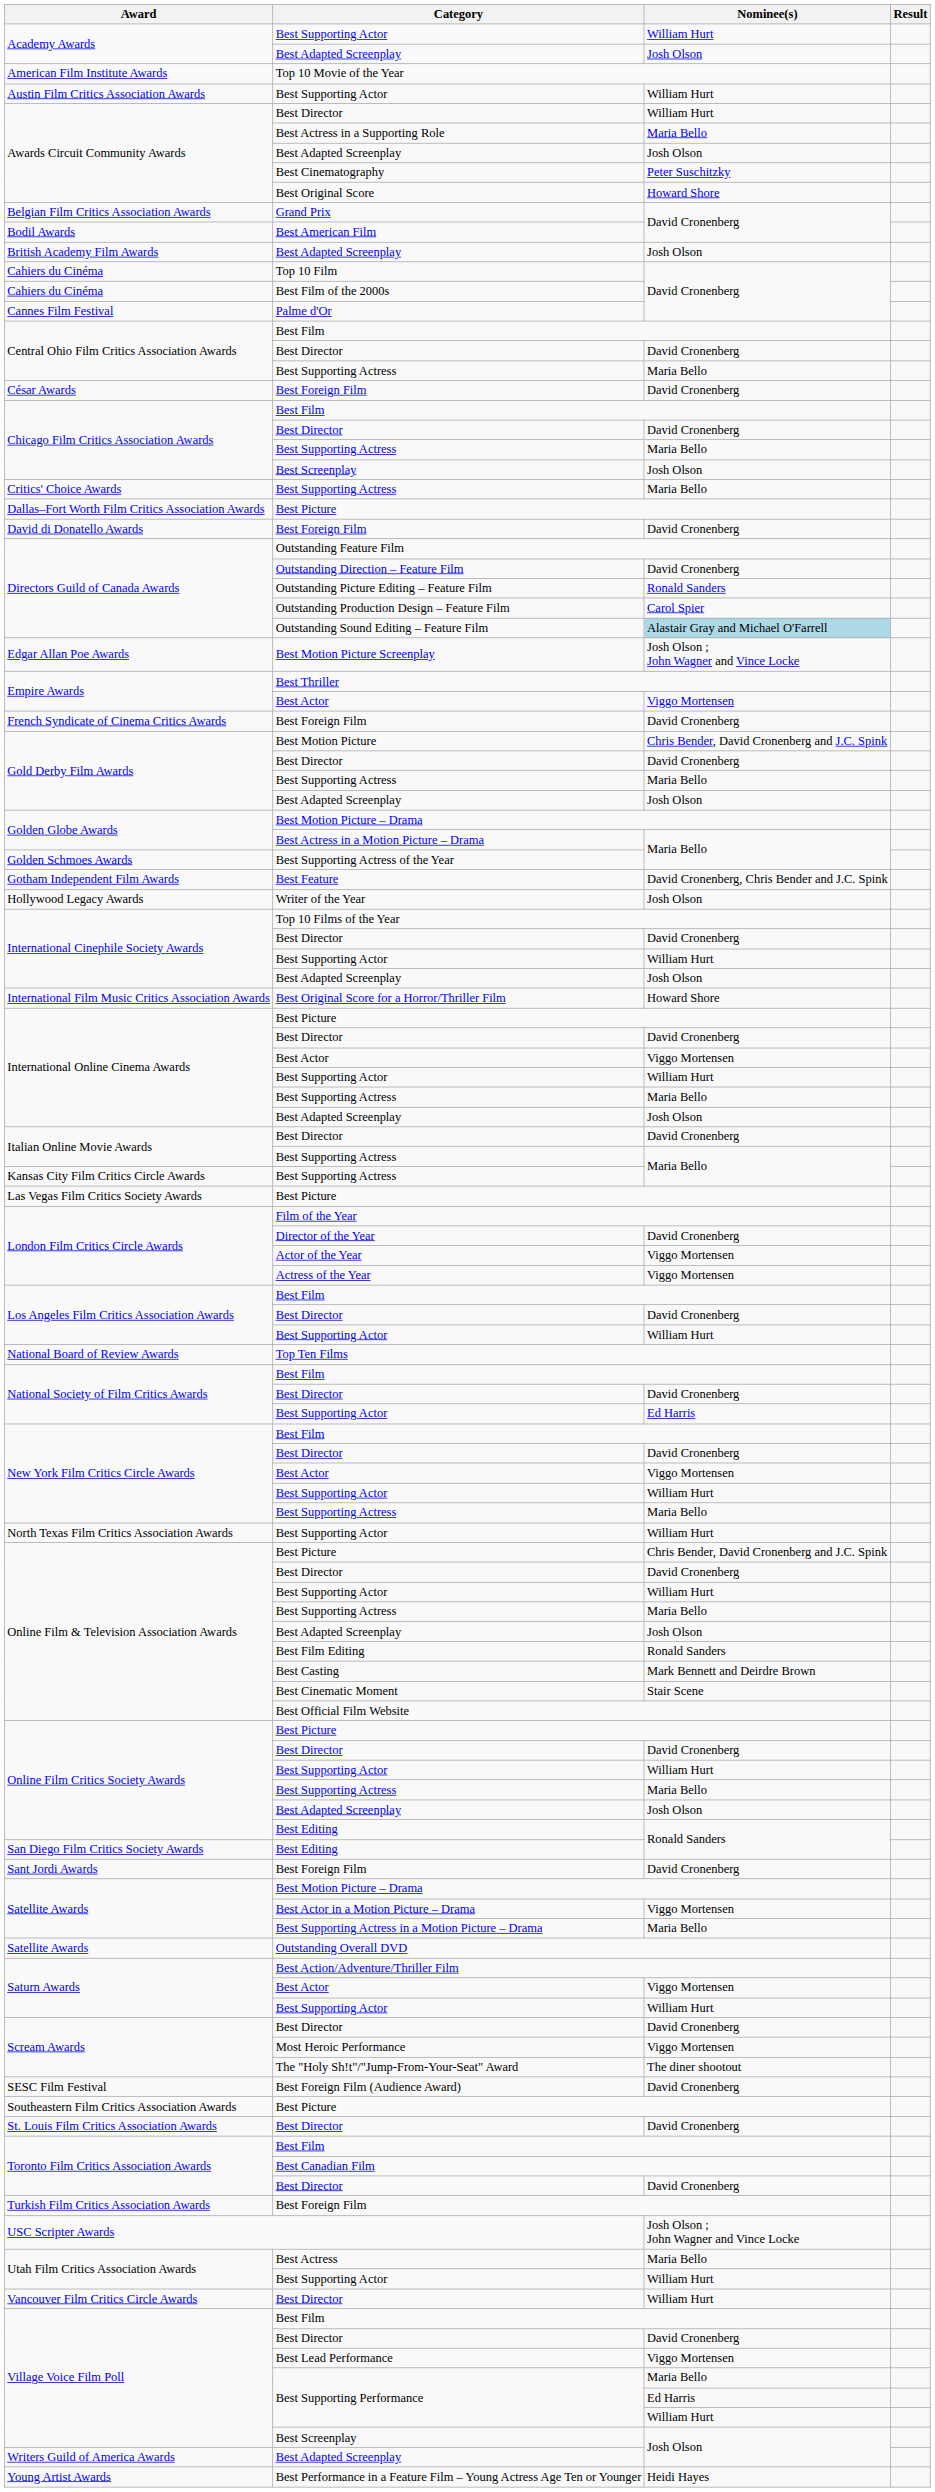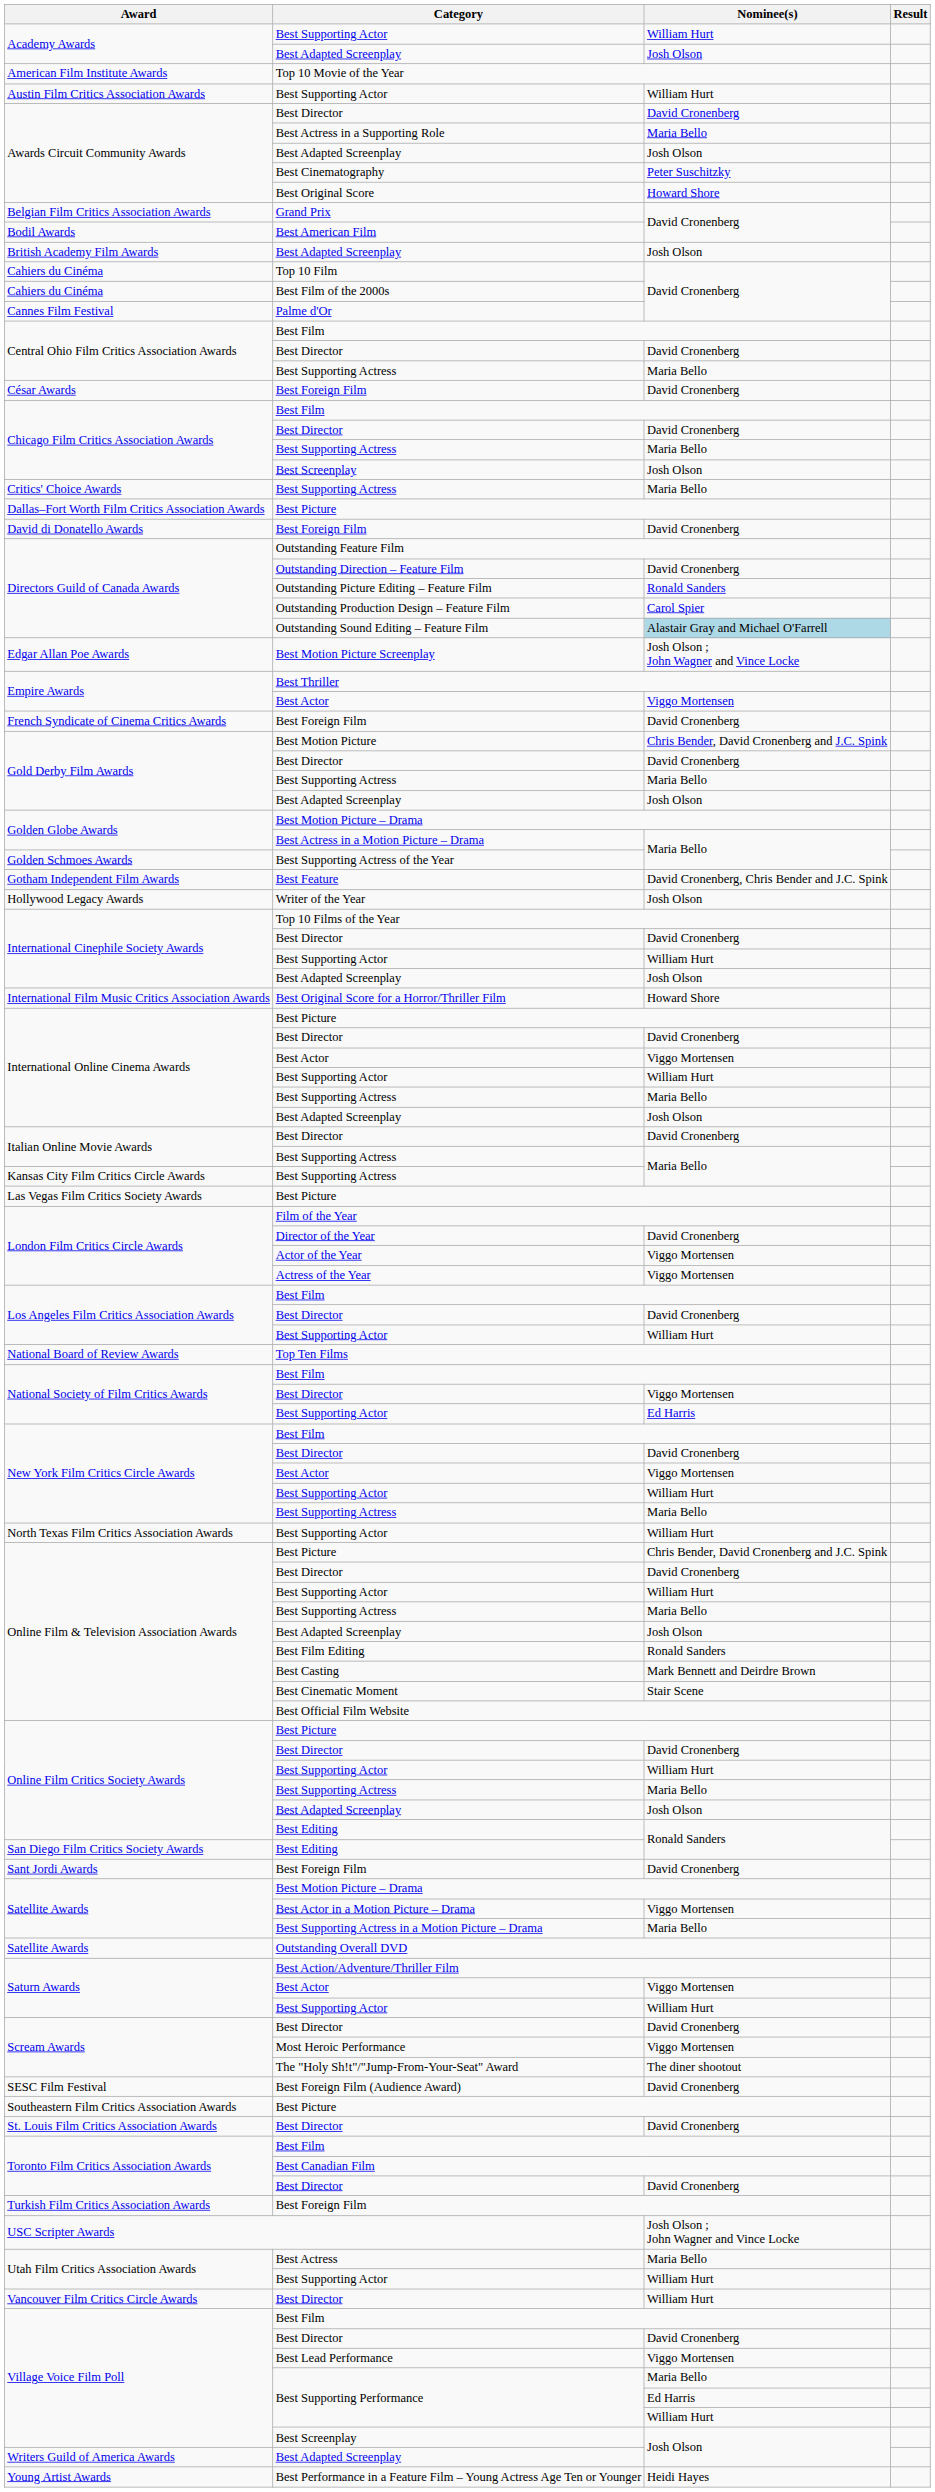(680, 113) William Hurt -> (693, 113) David Cronenberg
(693, 1394) David Cronenberg -> (691, 1394) Viggo Mortensen
